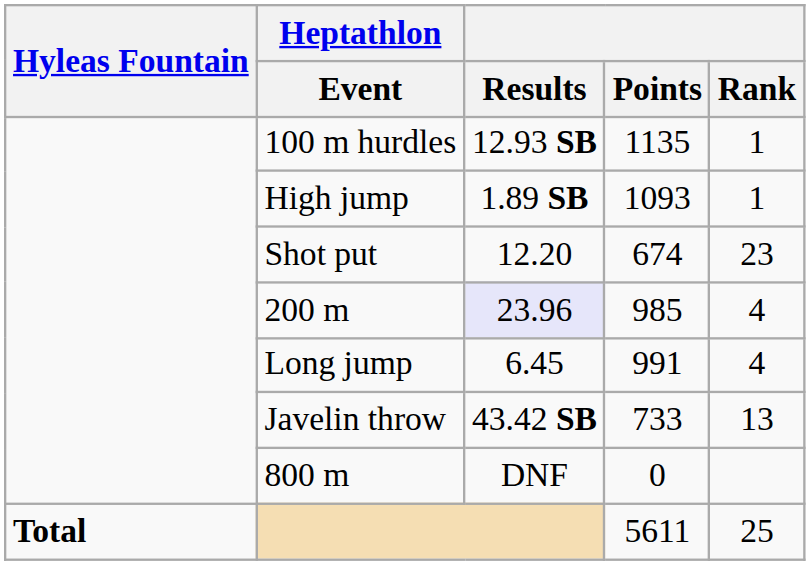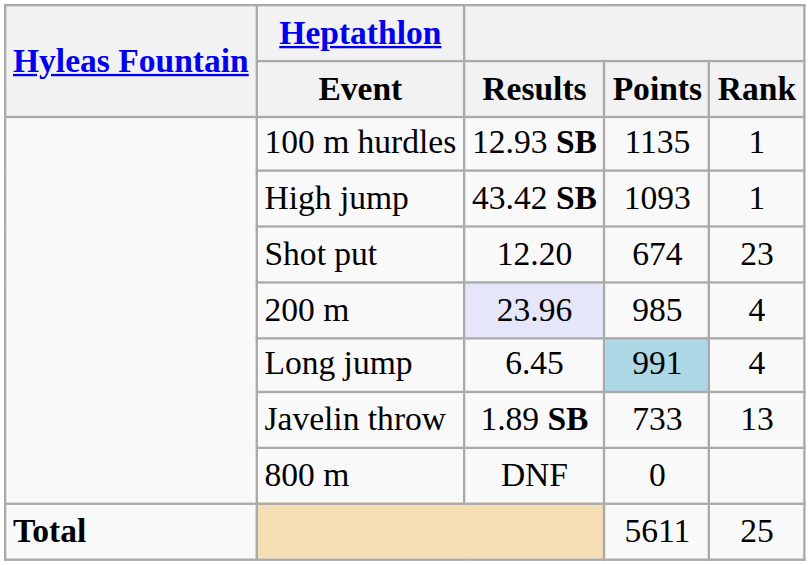(534, 198) 1.89 SB -> (534, 198) 43.42 SB
(657, 364) no background -> (657, 364) lightblue background
(534, 419) 43.42 SB -> (534, 419) 1.89 SB
